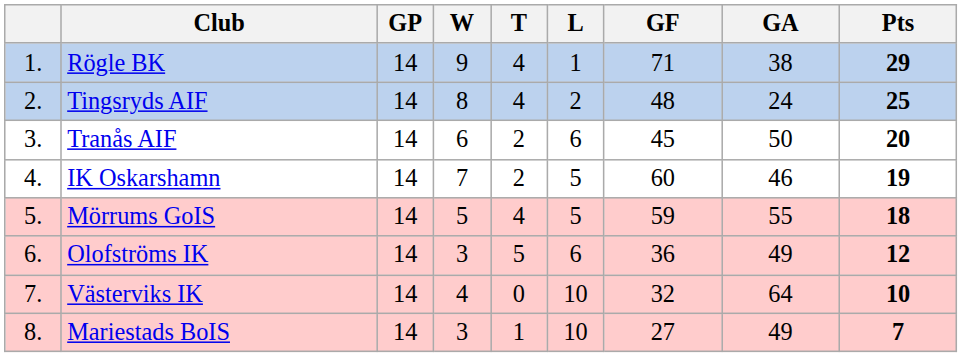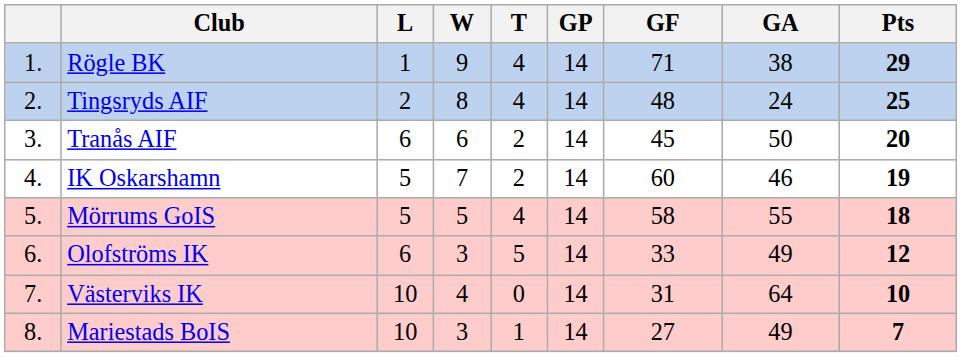columns swapped: (405, 23) <-> (576, 23)
(663, 216) 59 -> (663, 216) 58
(663, 255) 36 -> (663, 255) 33
(663, 293) 32 -> (663, 293) 31
